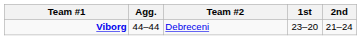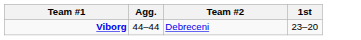- column: (339, 12)
